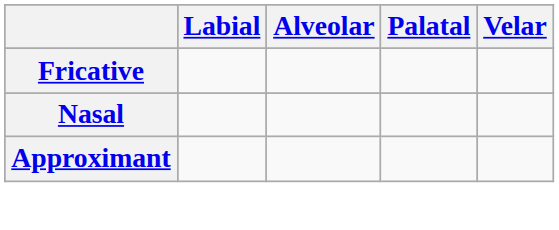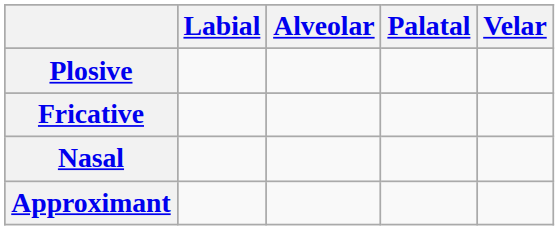+ row: (91, 70)
